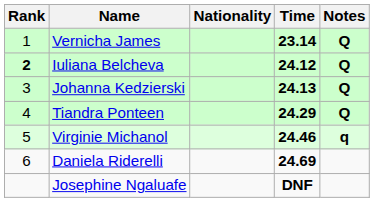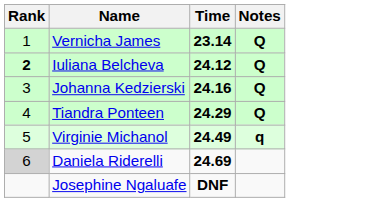- column: (232, 16)
(297, 88) 24.13 -> (213, 88) 24.16
(297, 137) 24.46 -> (213, 137) 24.49
(27, 161) no background -> (27, 161) lightgrey background
